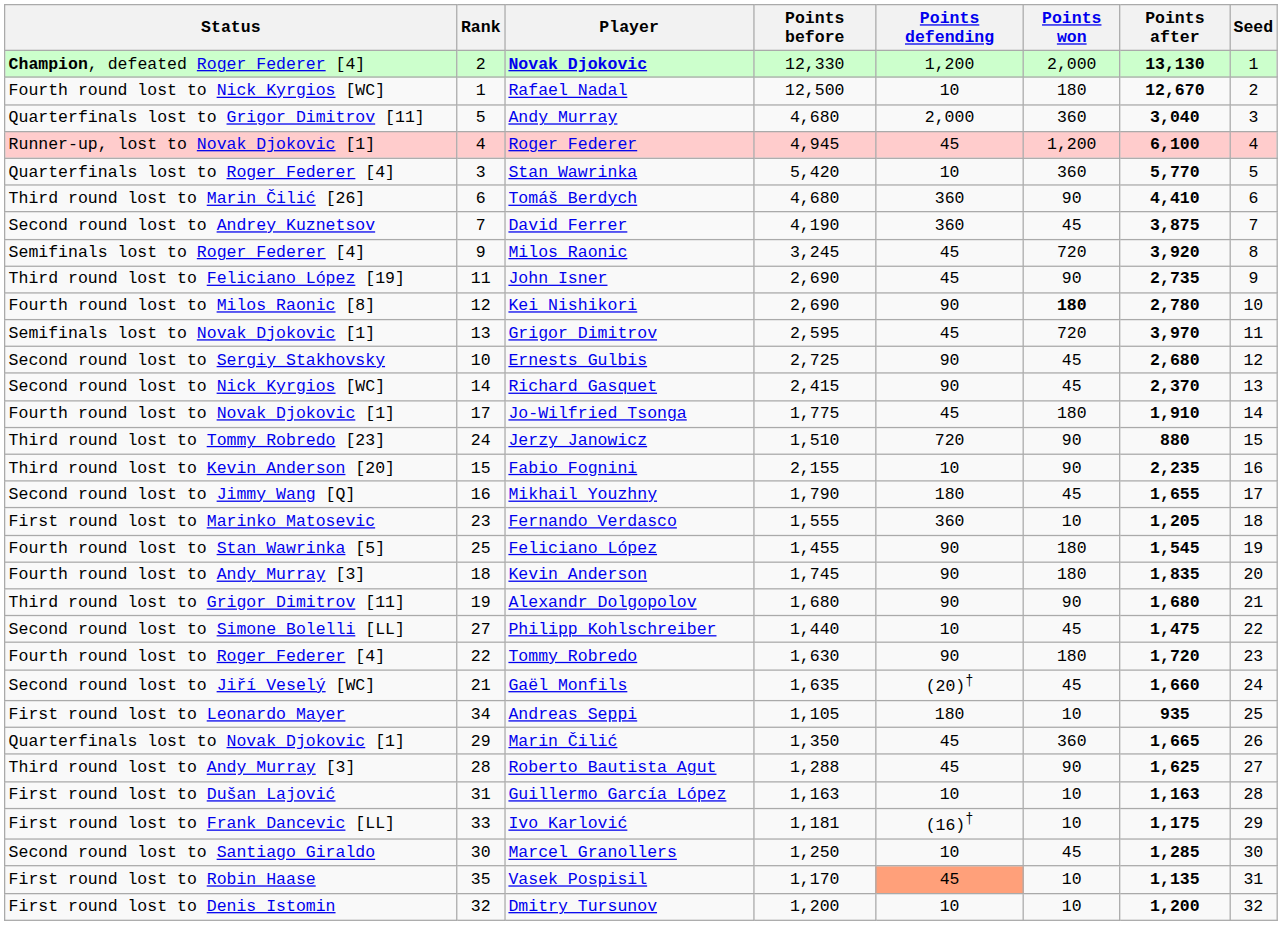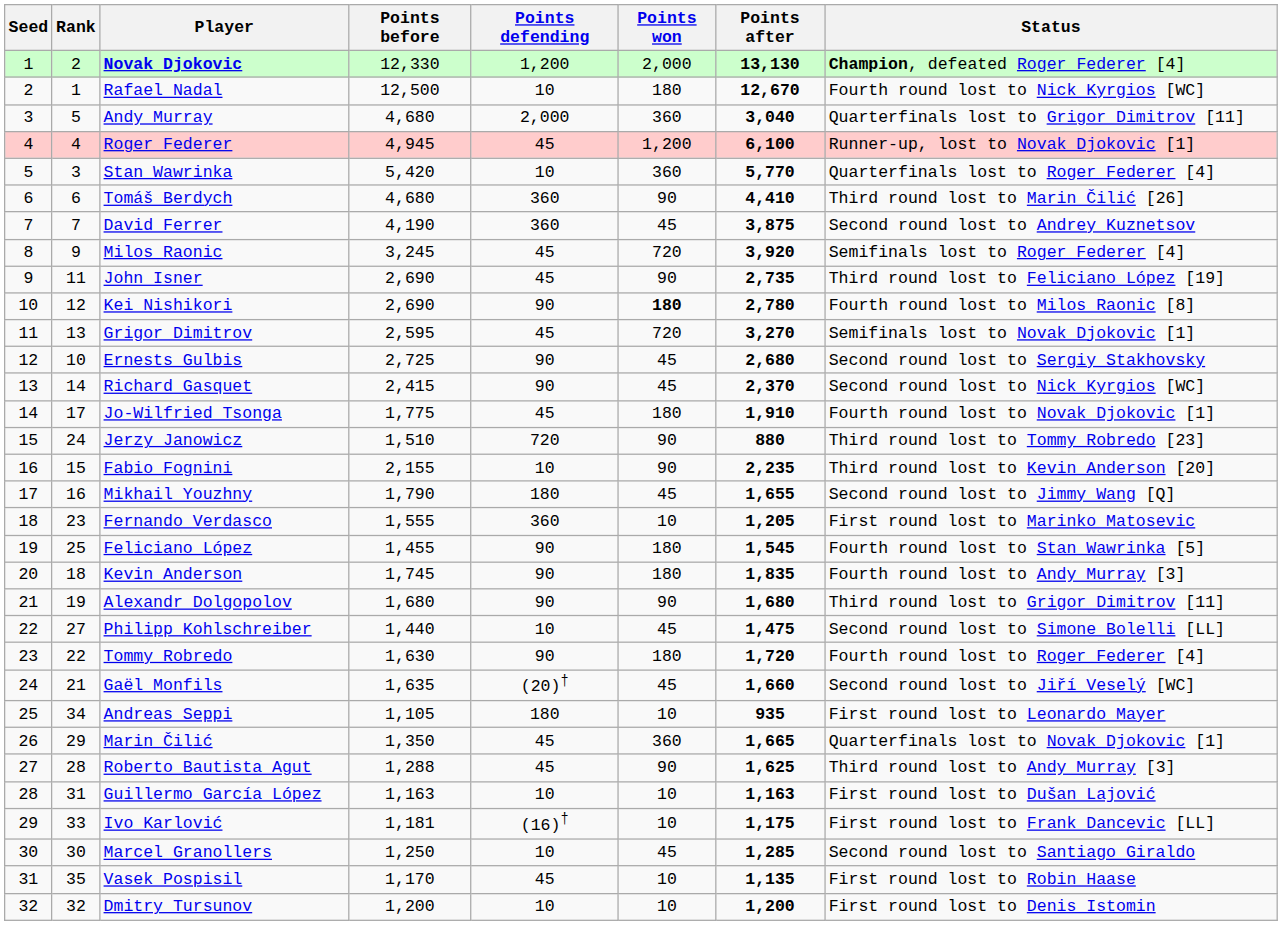columns swapped: (1253, 28) <-> (231, 28)
(1175, 333) 3,970 -> (770, 333) 3,270
(950, 880) lightsalmon background -> (545, 880) no background
